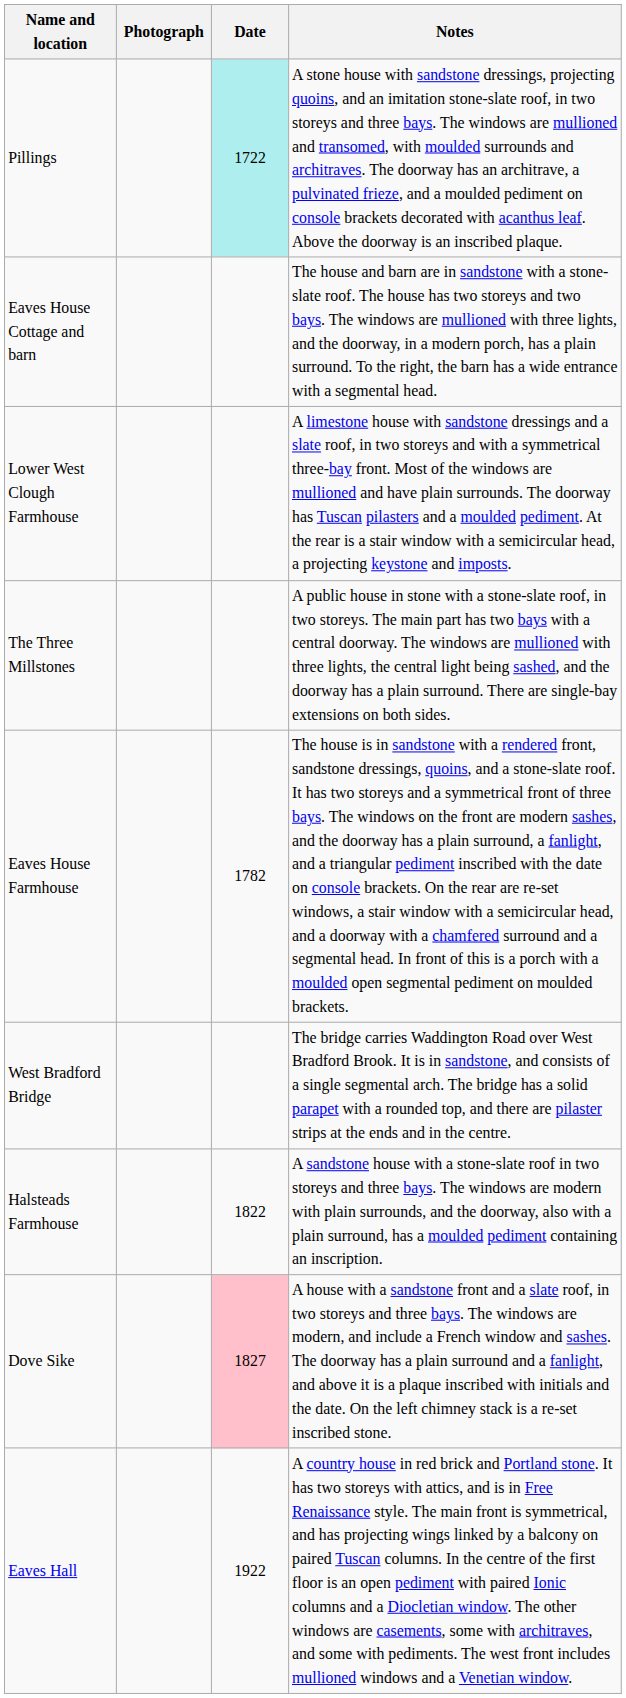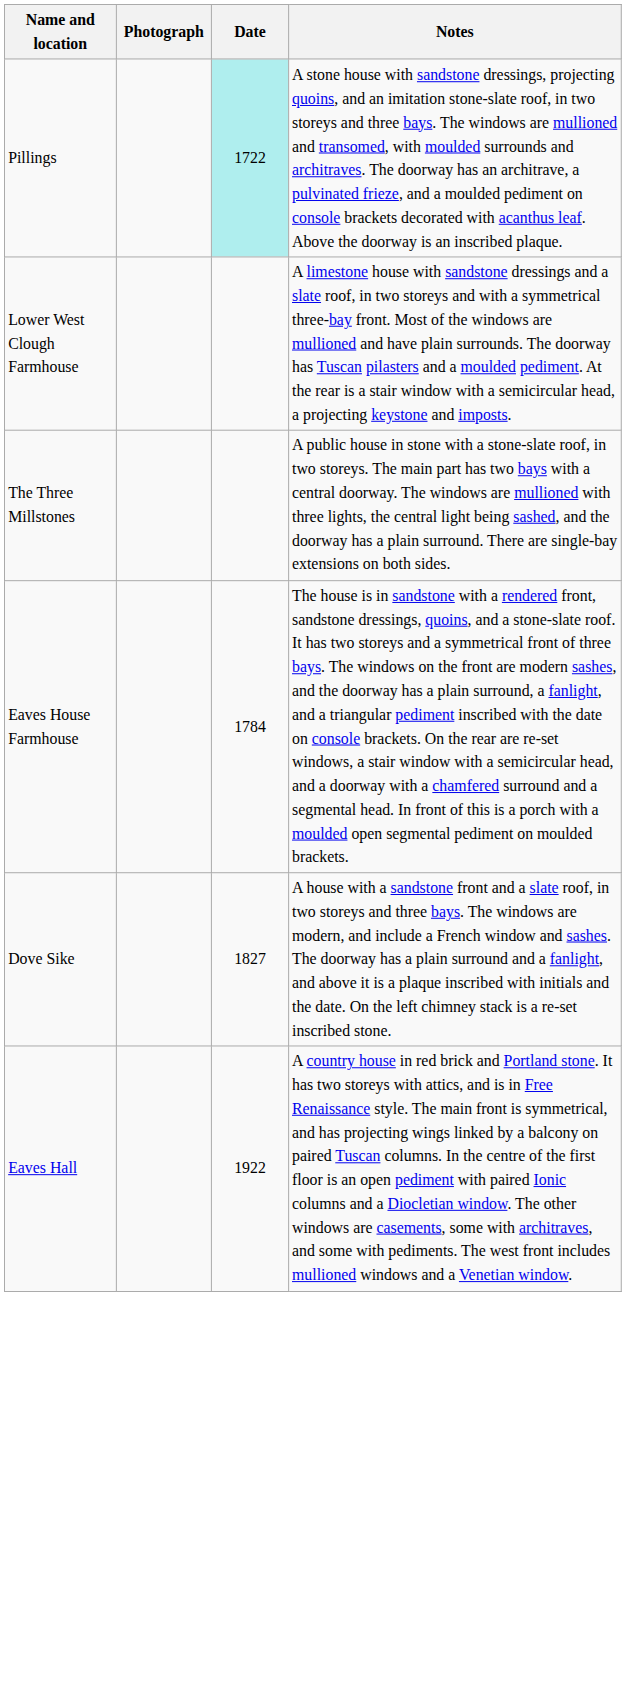- row: (49, 331)
(250, 876) 1782 -> (250, 726) 1784
- row: (54, 1085)
- row: (43, 1211)
(250, 1361) pink background -> (250, 959) no background
